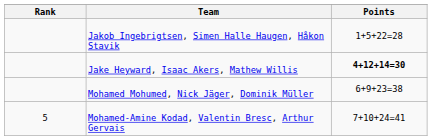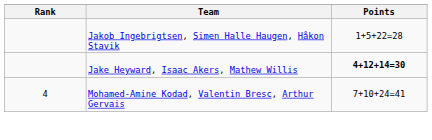- row: (201, 94)
(45, 118) 5 -> (45, 94) 4
